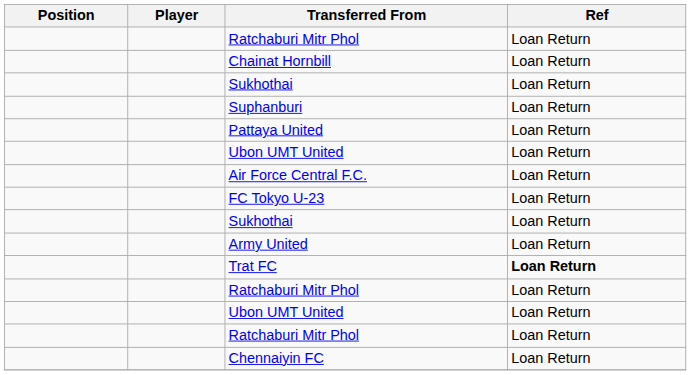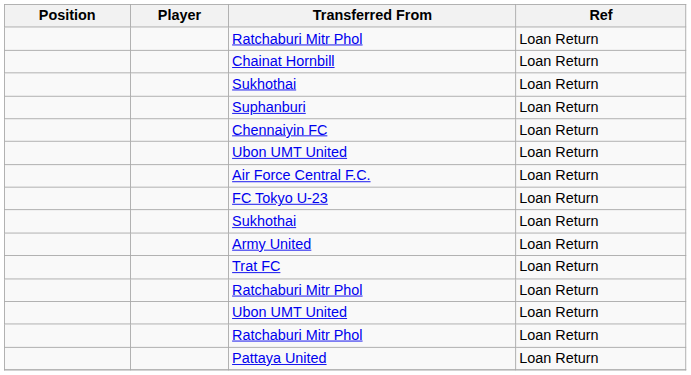rows swapped: (66, 130) <-> (66, 358)
(554, 267) bold -> (559, 267) normal
